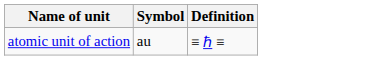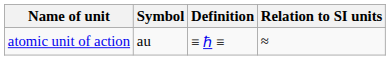+ column: (322, 16)
